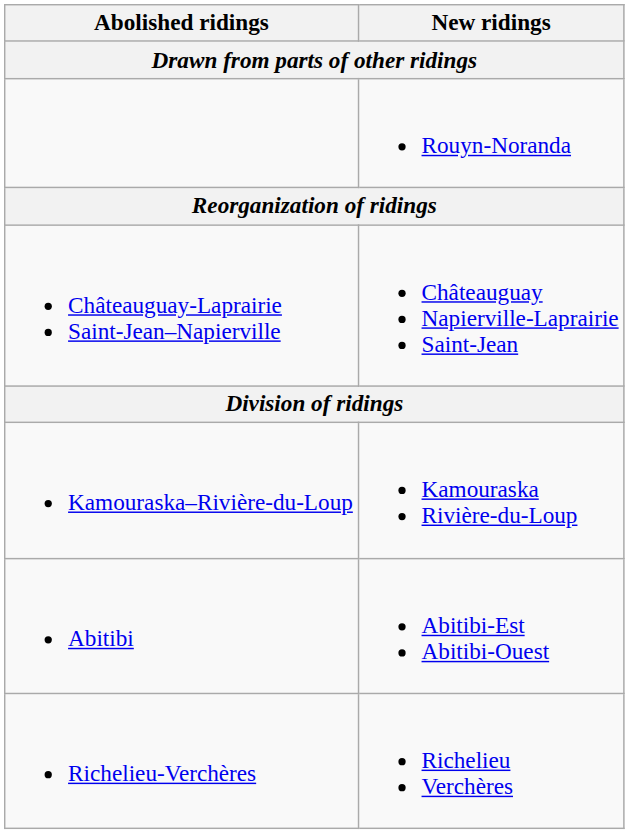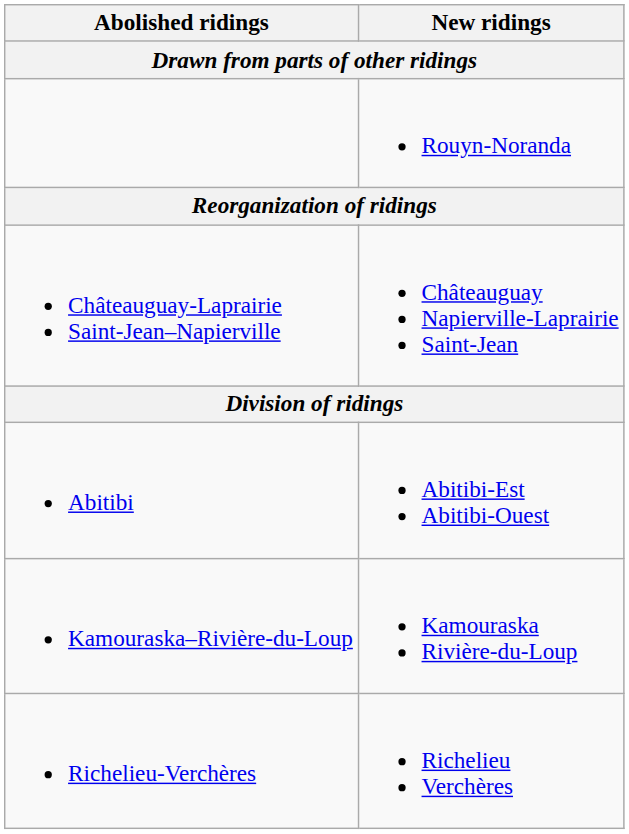rows swapped: (181, 639) <-> (181, 503)
